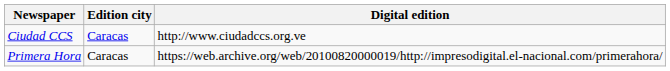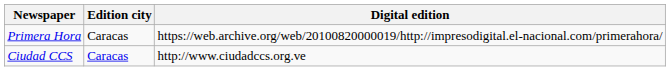rows swapped: (40, 35) <-> (44, 55)
